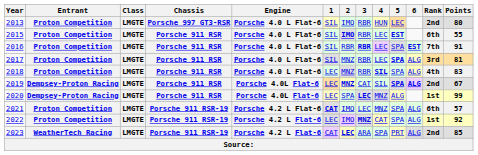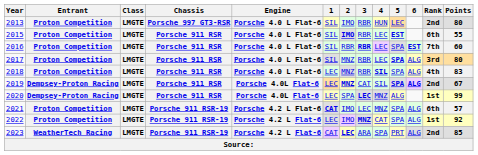(458, 47) 91 -> (458, 47) 60
(458, 59) 81 -> (458, 59) 80
